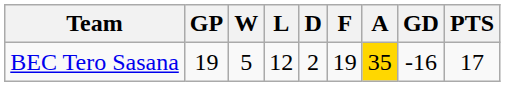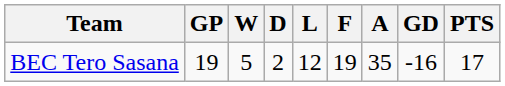columns swapped: (313, 23) <-> (281, 23)
(380, 61) gold background -> (380, 61) no background
